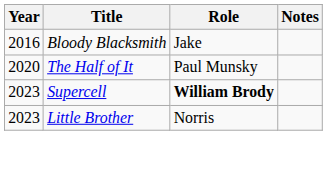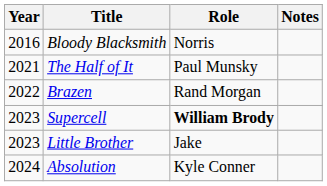(188, 42) Jake -> (194, 42) Norris
(24, 67) 2020 -> (24, 67) 2021
+ row: (70, 92)
(194, 117) Norris -> (188, 142) Jake
+ row: (81, 167)
